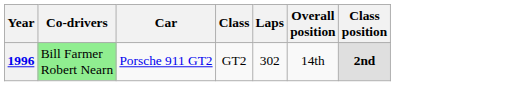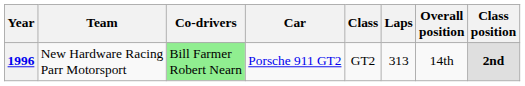+ column: (102, 23)
(270, 61) 302 -> (399, 61) 313
